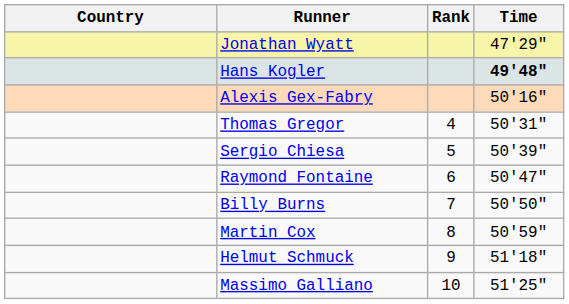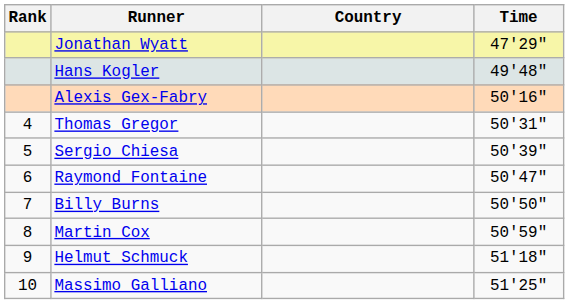columns swapped: (451, 18) <-> (111, 18)
(519, 71) bold -> (519, 71) normal
